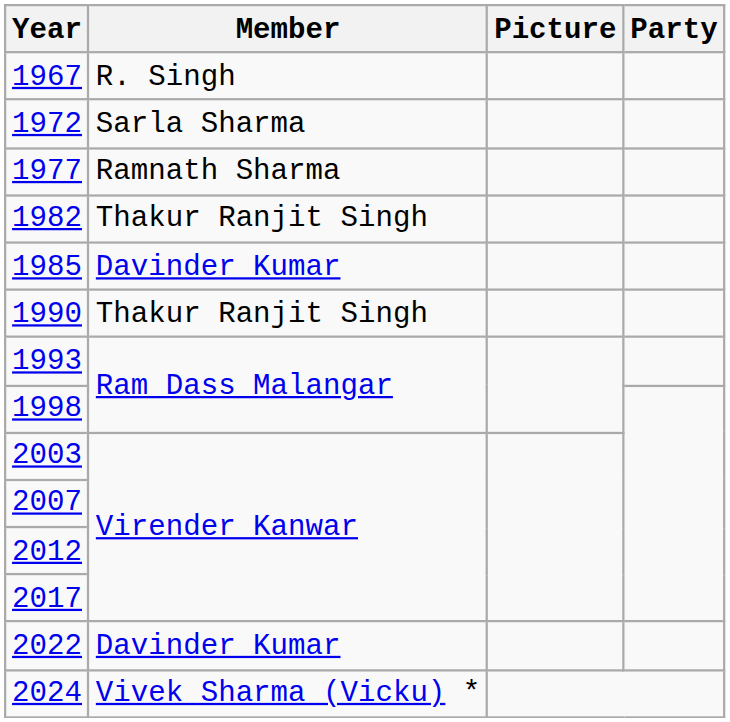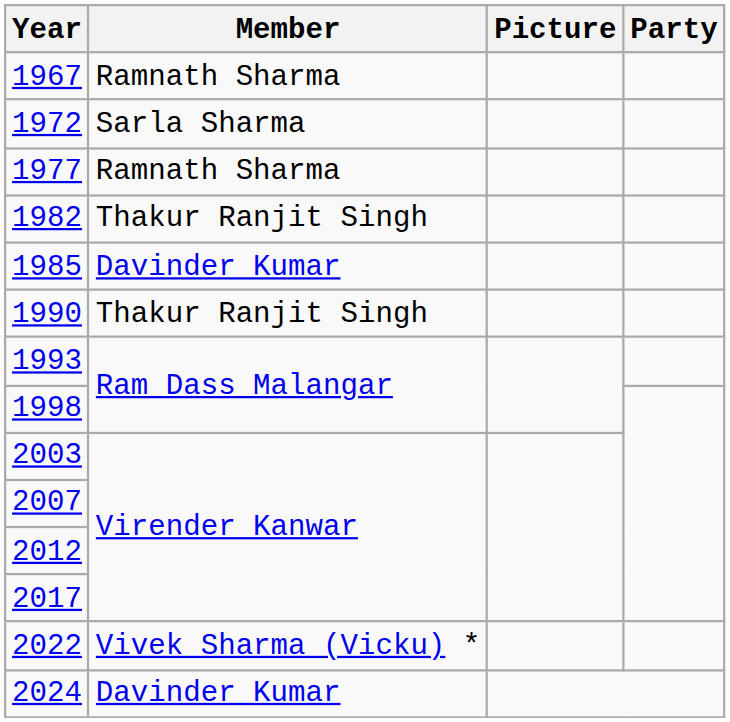(166, 76) R. Singh -> (218, 76) Ramnath Sharma
(218, 646) Davinder Kumar -> (288, 646) Vivek Sharma (Vicku) *
(288, 693) Vivek Sharma (Vicku) * -> (218, 693) Davinder Kumar
